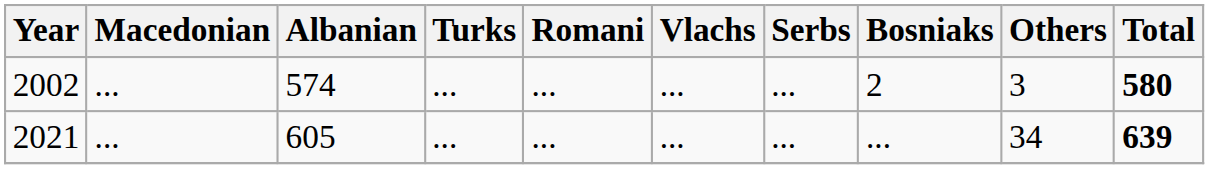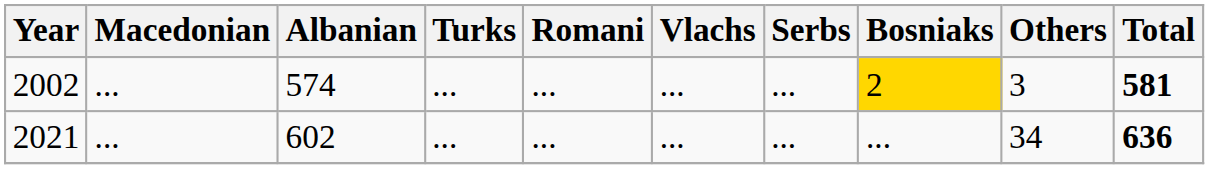(874, 83) no background -> (874, 83) gold background
(1147, 83) 580 -> (1147, 83) 581
(311, 136) 605 -> (311, 136) 602
(1147, 136) 639 -> (1147, 136) 636
